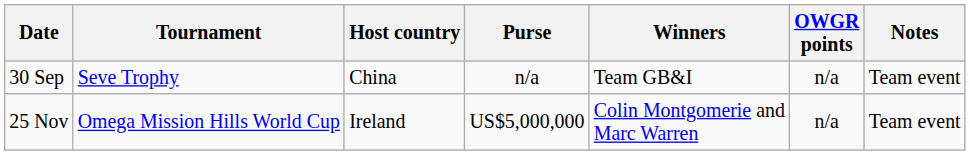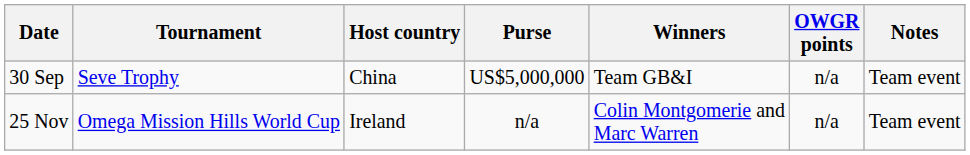(527, 77) n/a -> (527, 77) US$5,000,000
(527, 122) US$5,000,000 -> (527, 122) n/a
